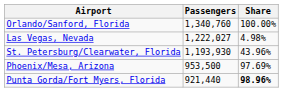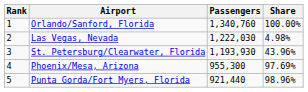+ column: (17, 12)
(208, 39) 1,222,027 -> (233, 39) 1,222,030
(203, 67) 953,500 -> (227, 67) 955,300
(256, 80) bold -> (280, 80) normal
